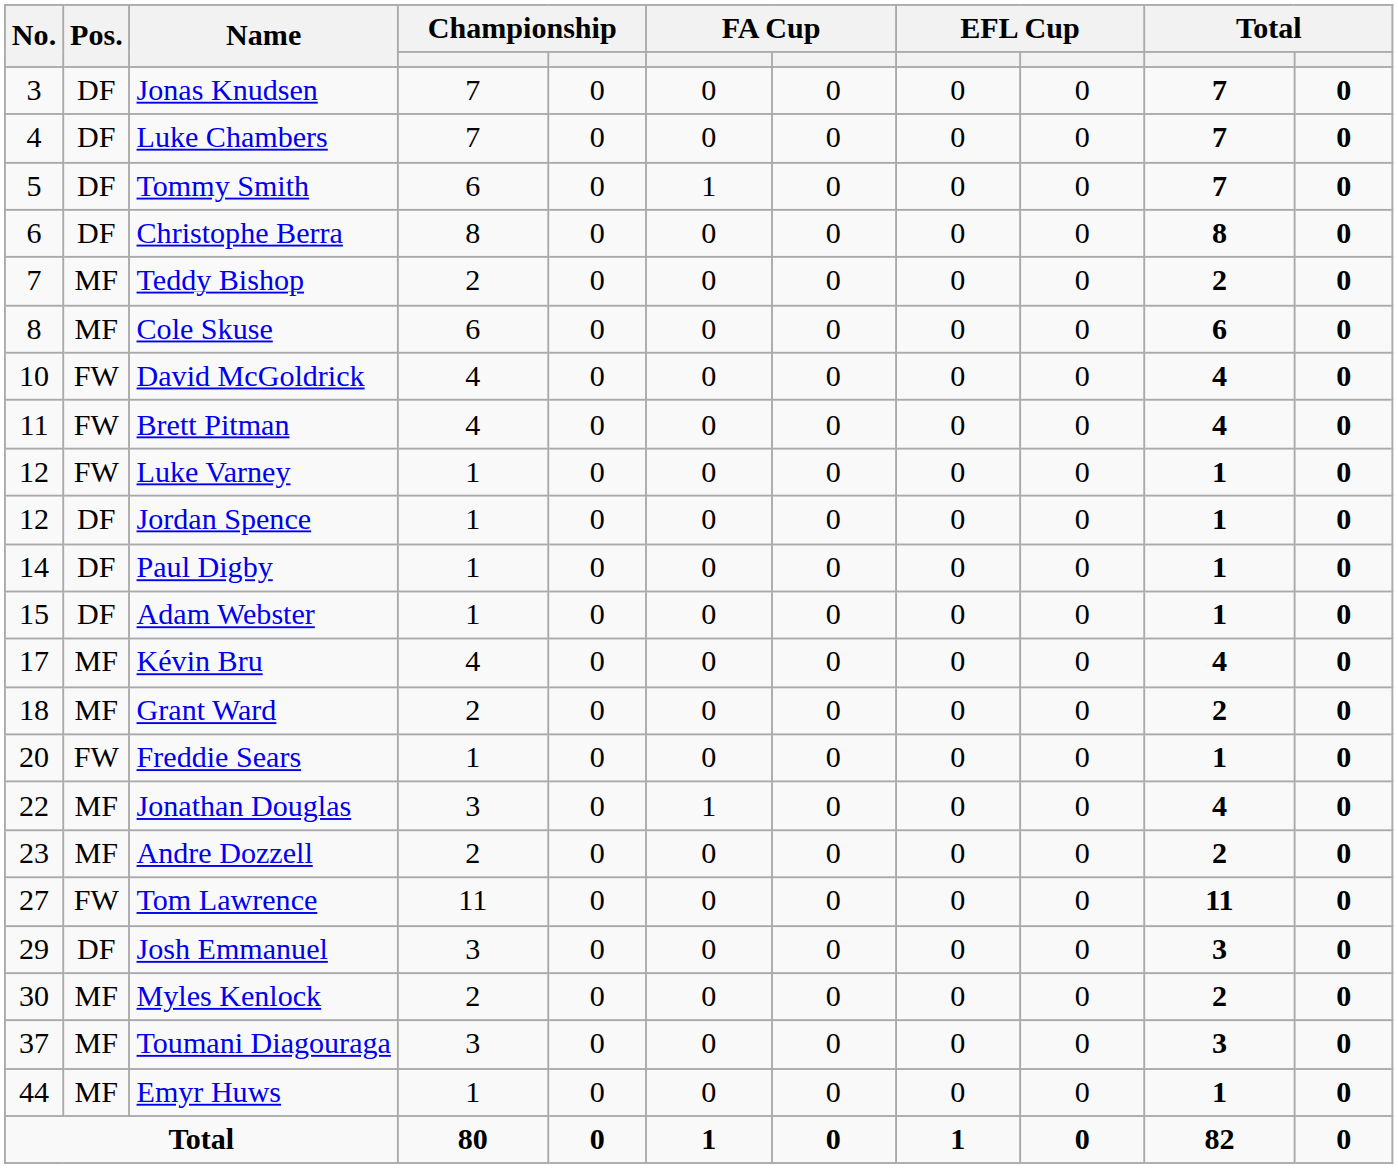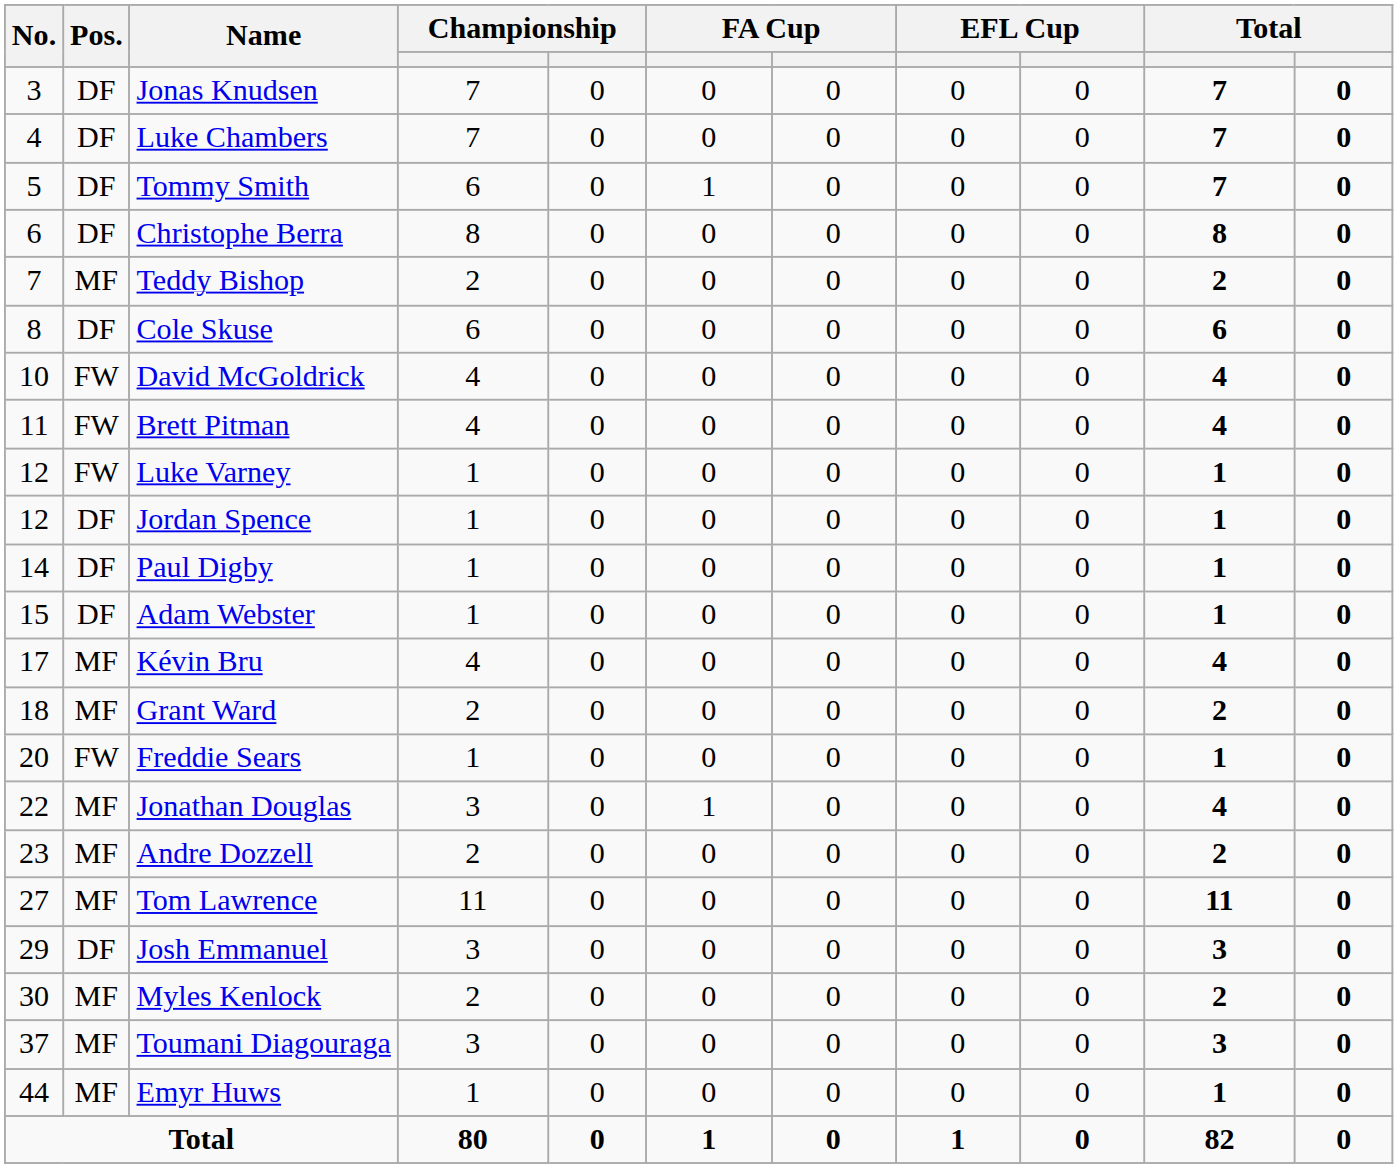(96, 328) MF -> (96, 328) DF
(96, 900) FW -> (96, 900) MF
